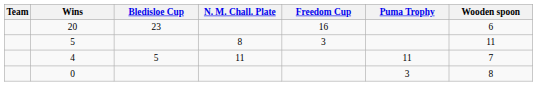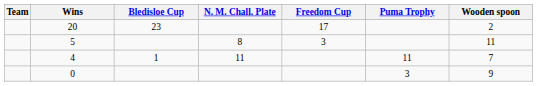(323, 27) 16 -> (323, 27) 17
(491, 27) 6 -> (491, 27) 2
(156, 58) 5 -> (156, 58) 1
(491, 73) 8 -> (491, 73) 9
